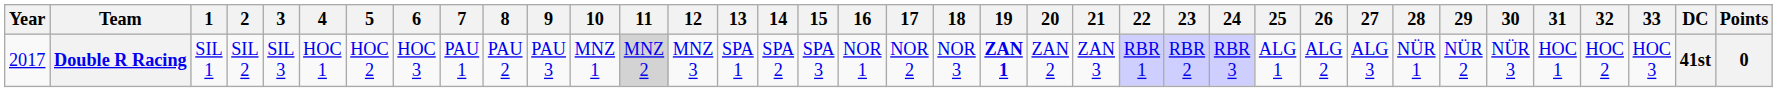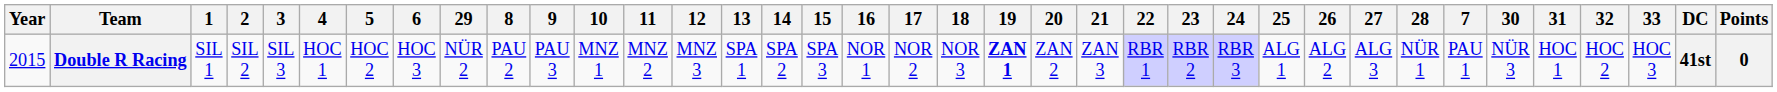columns swapped: (462, 19) <-> (1463, 19)
(27, 59) 2017 -> (27, 59) 2015
(644, 59) lightgrey background -> (648, 59) no background
